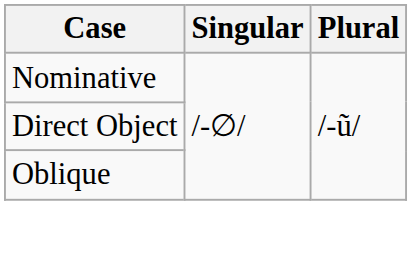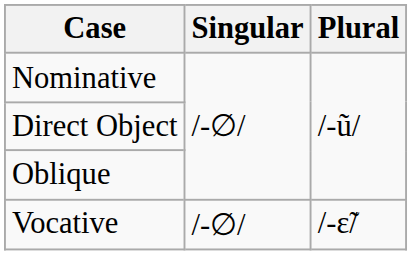+ row: (65, 223)
